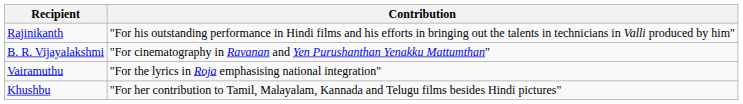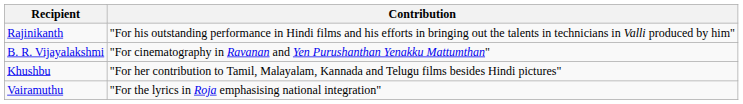rows swapped: (35, 71) <-> (29, 90)
